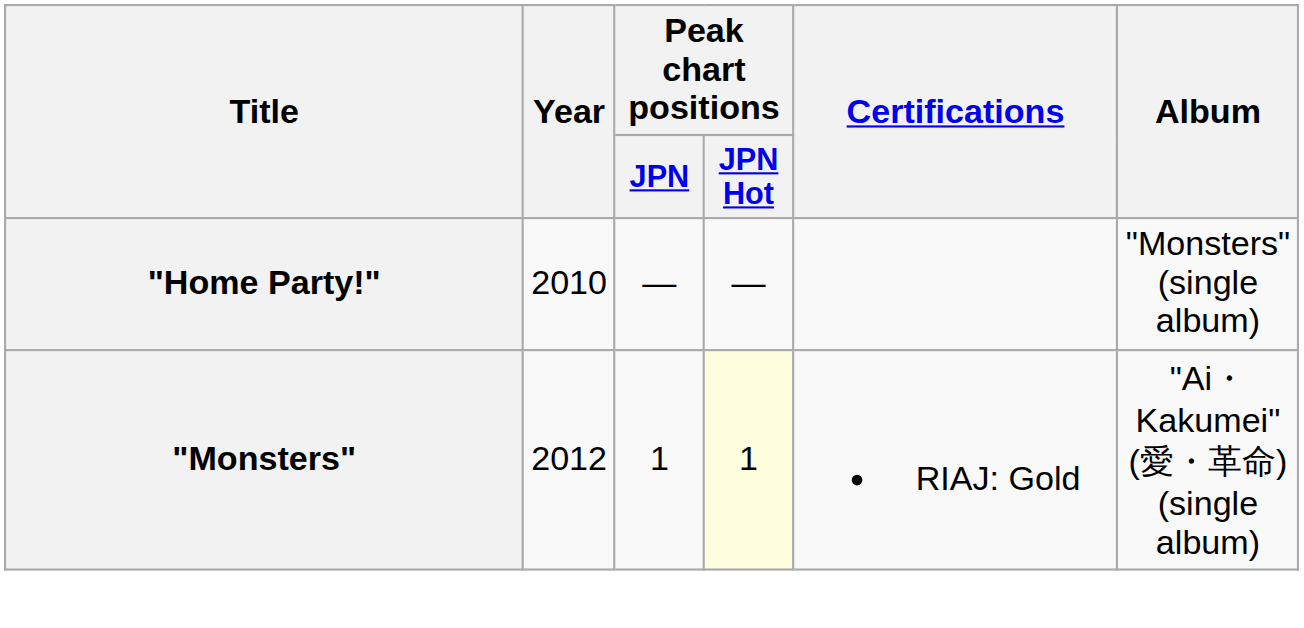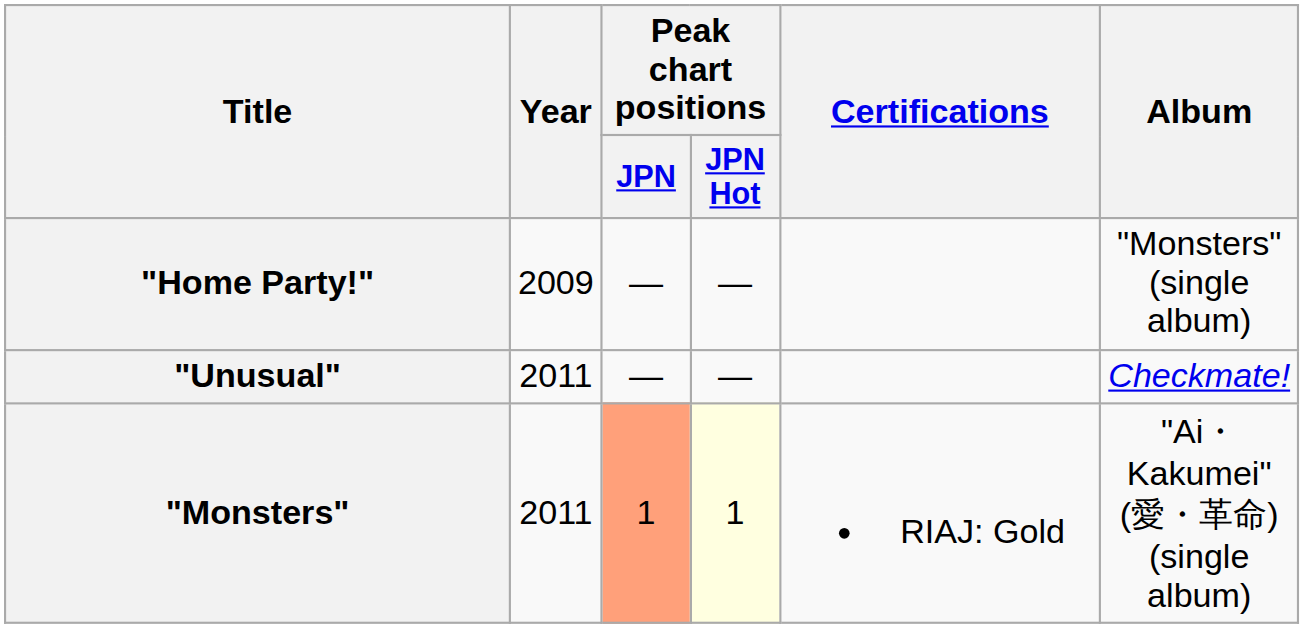(569, 283) 2010 -> (556, 283) 2009
+ row: (258, 375)
(569, 458) 2012 -> (556, 512) 2011
(659, 458) no background -> (646, 512) lightsalmon background
